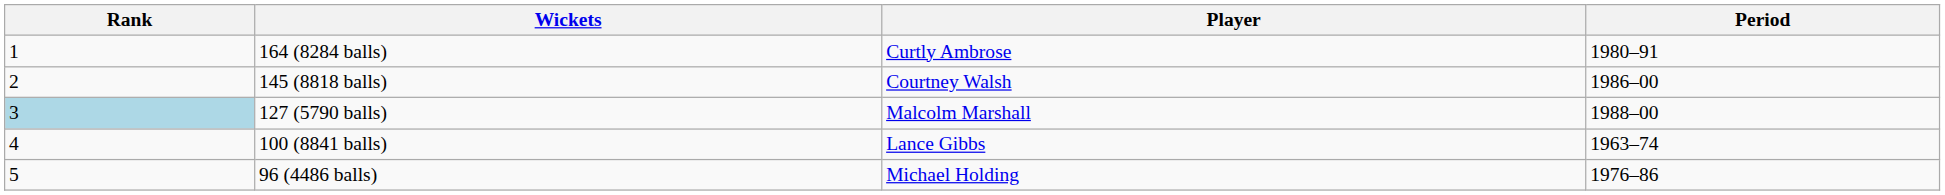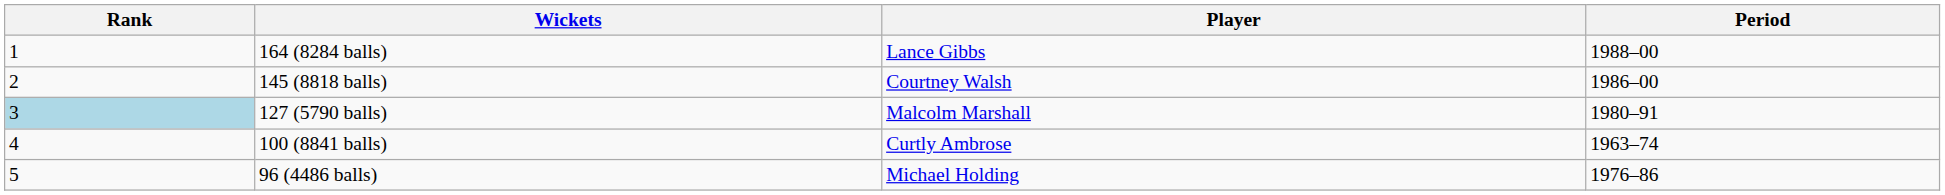(949, 50) Curtly Ambrose -> (936, 50) Lance Gibbs
(1624, 50) 1980–91 -> (1624, 50) 1988–00
(1624, 112) 1988–00 -> (1624, 112) 1980–91
(936, 143) Lance Gibbs -> (949, 143) Curtly Ambrose
